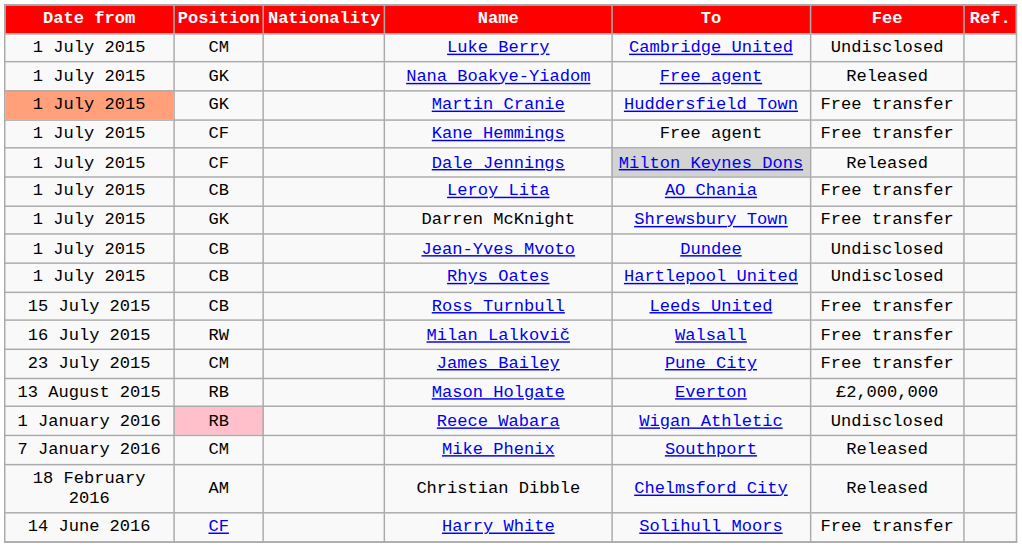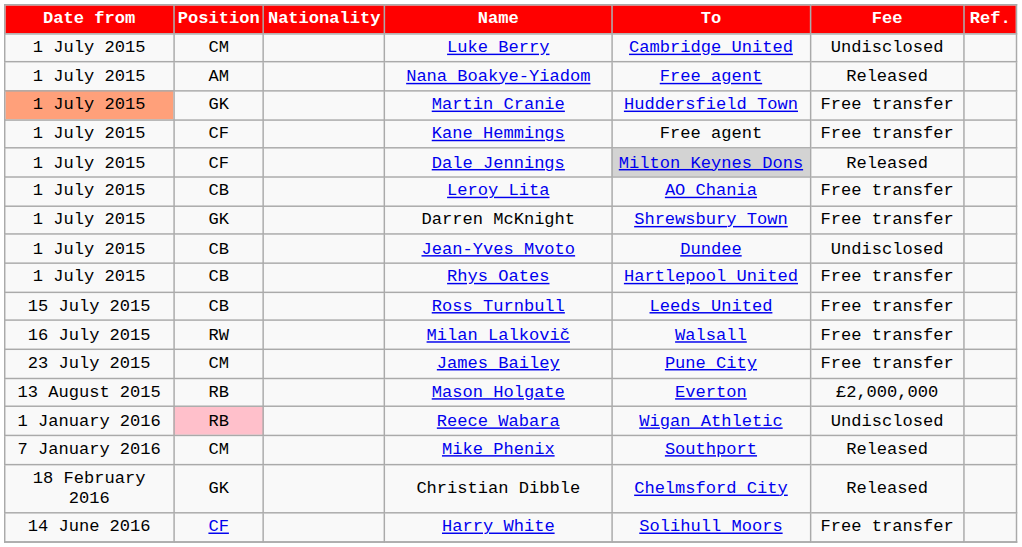(219, 76) GK -> (219, 76) AM
(887, 277) Undisclosed -> (887, 277) Free transfer
(219, 488) AM -> (219, 488) GK
